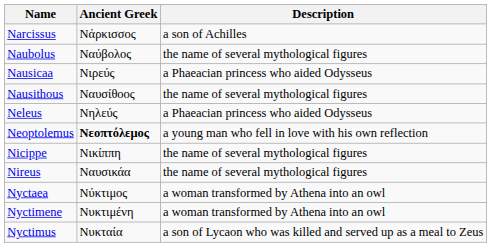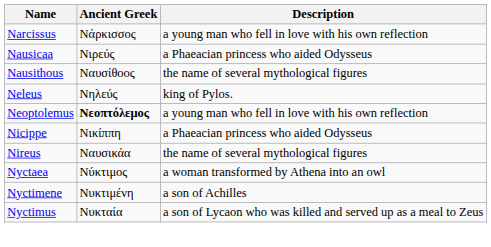(205, 34) a son of Achilles -> (295, 34) a young man who fell in love with his own reflection
- row: (31, 53)
(268, 113) a Phaeacian princess who aided Odysseus -> (198, 93) king of Pylos.
(265, 152) the name of several mythological figures -> (268, 133) a Phaeacian princess who aided Odysseus
(274, 212) a woman transformed by Athena into an owl -> (205, 192) a son of Achilles
